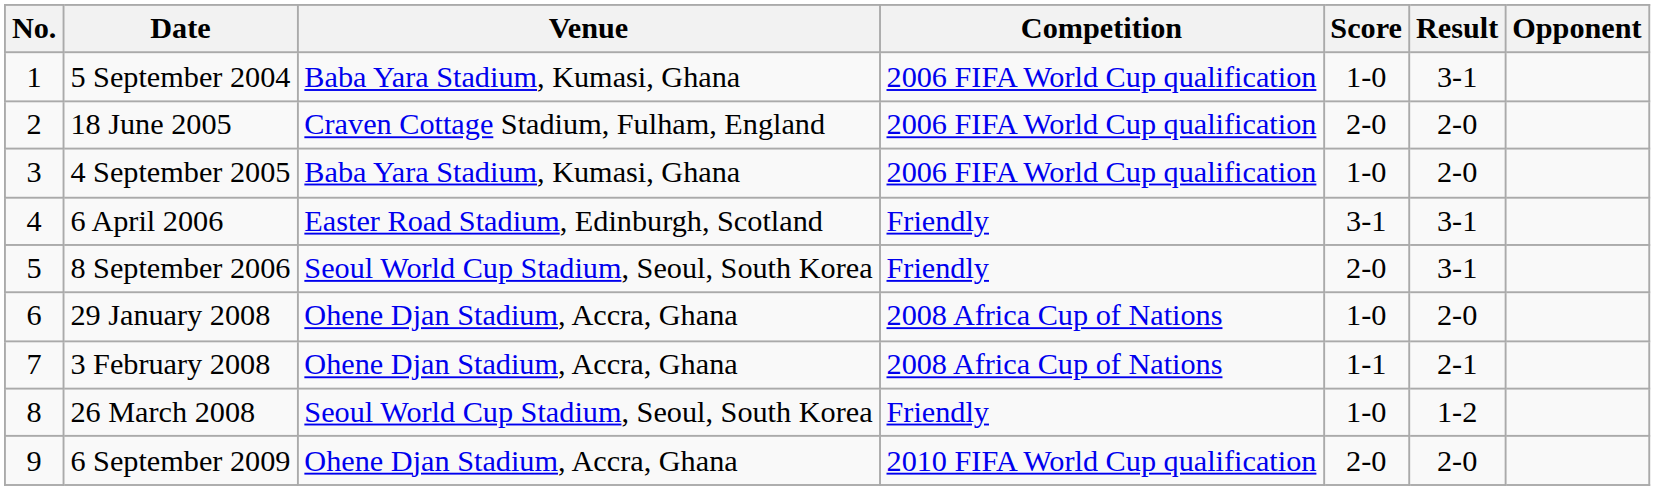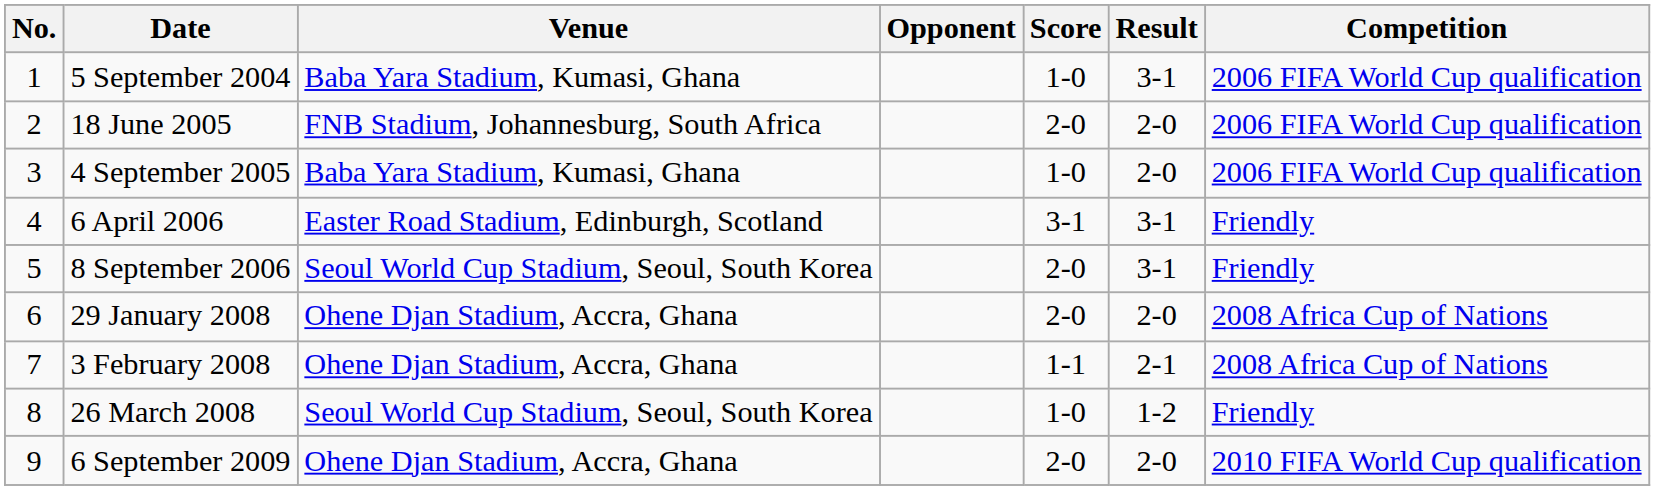columns swapped: (1577, 28) <-> (1101, 28)
(565, 124) Craven Cottage Stadium, Fulham, England -> (563, 124) FNB Stadium, Johannesburg, South Africa
(1366, 316) 1-0 -> (1066, 316) 2-0
